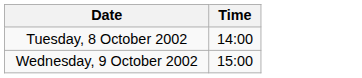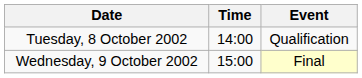+ column: (309, 15)
